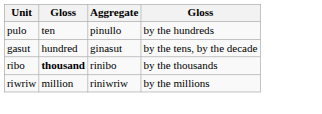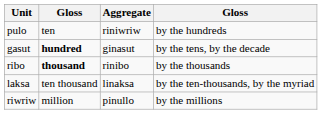(106, 30) pinullo -> (122, 30) riniwriw
(60, 48) normal -> (62, 48) bold
+ row: (18, 83)
(109, 83) riniwriw -> (118, 100) pinullo
